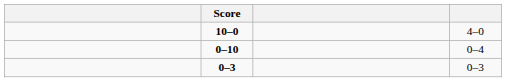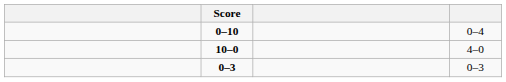rows swapped: (227, 49) <-> (227, 31)
